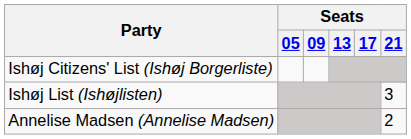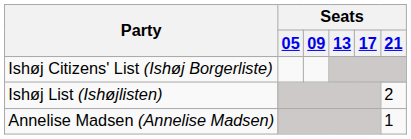(389, 95) 3 -> (389, 95) 2
(389, 120) 2 -> (389, 120) 1
